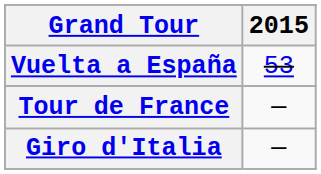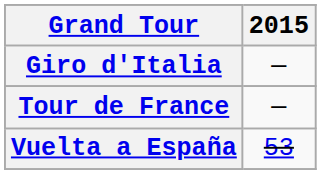rows swapped: (124, 148) <-> (124, 66)
